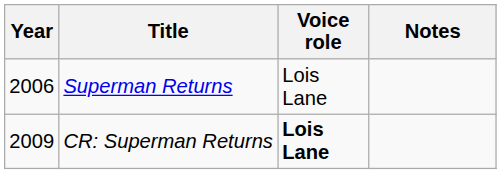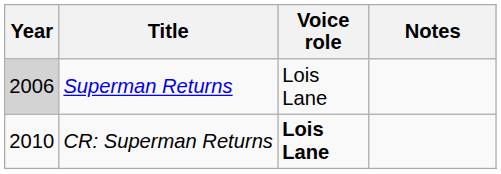(32, 86) no background -> (32, 86) lightgrey background
(32, 141) 2009 -> (32, 141) 2010
